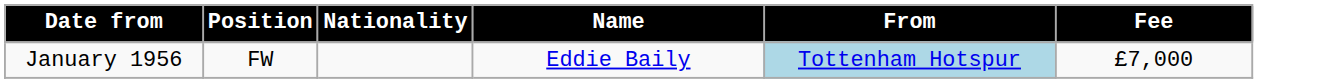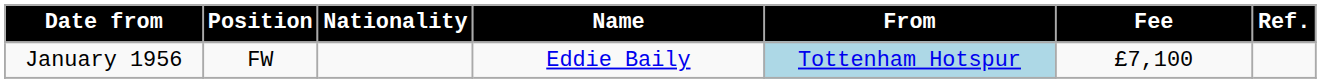+ column: (1284, 23)
(1154, 60) £7,000 -> (1154, 60) £7,100
